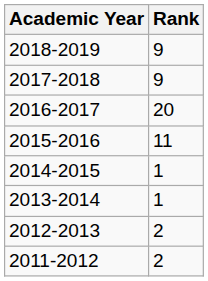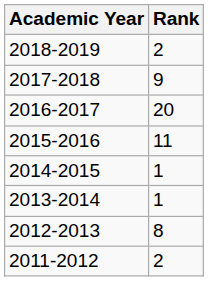(158, 49) 9 -> (158, 49) 2
(158, 230) 2 -> (158, 230) 8
